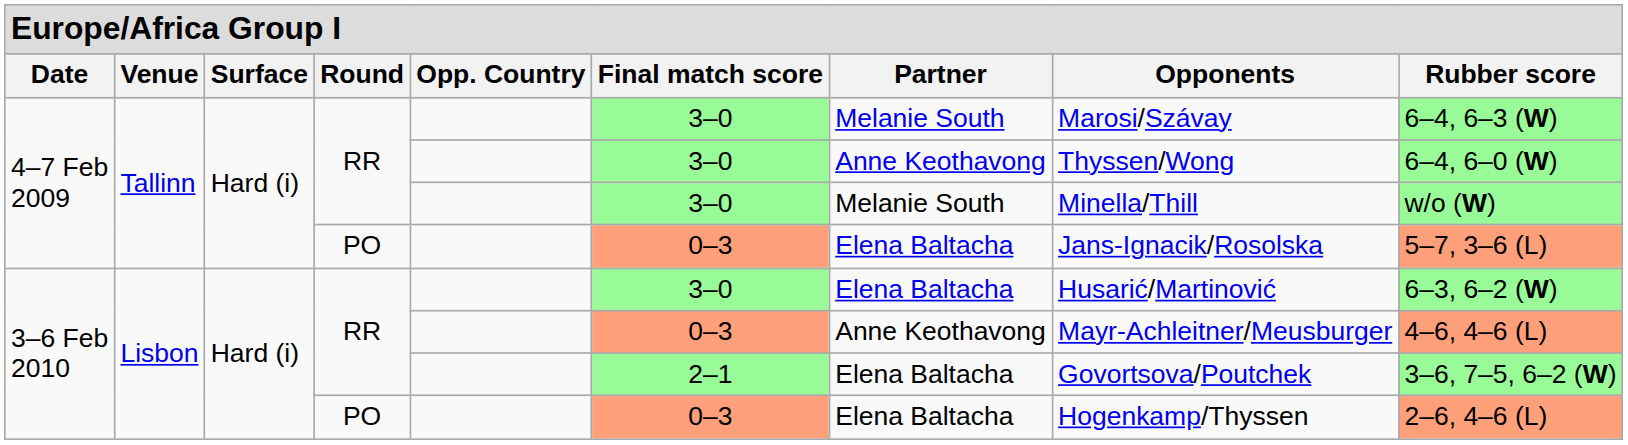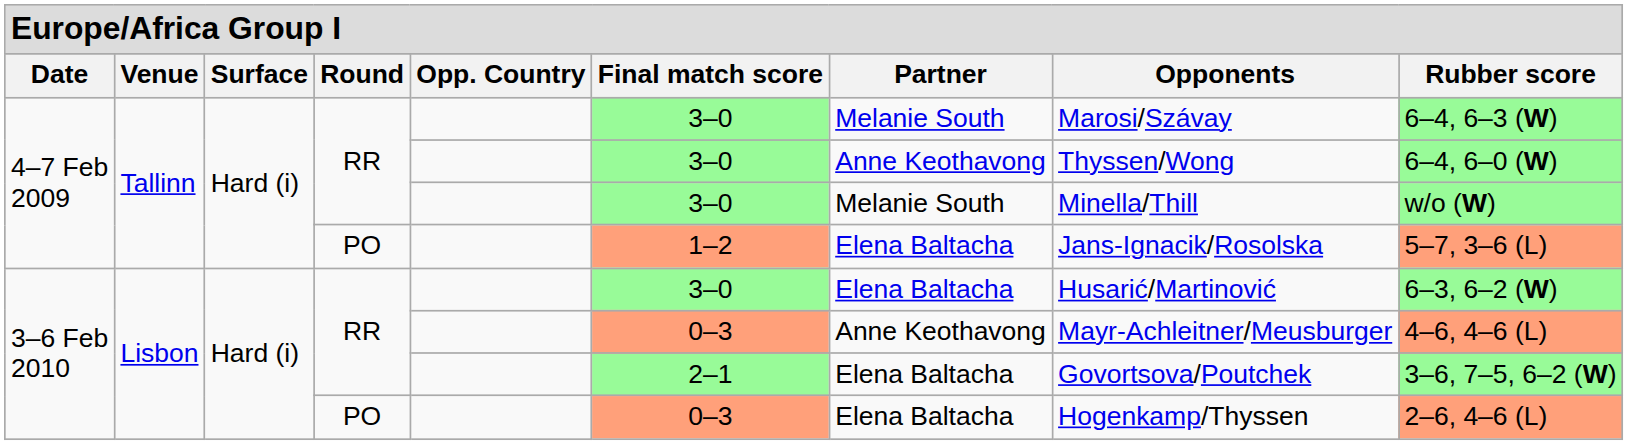(710, 245) 0–3 -> (710, 245) 1–2
